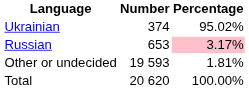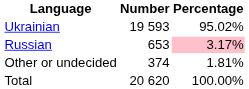(159, 26) 374 -> (150, 26) 19 593
(150, 63) 19 593 -> (159, 63) 374
